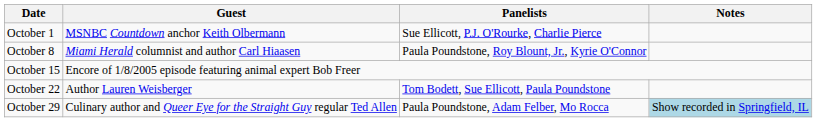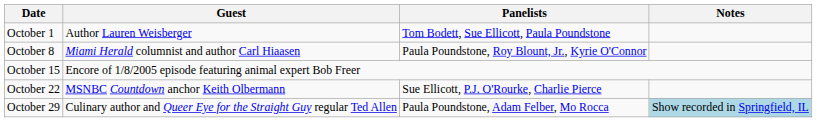(175, 32) MSNBC Countdown anchor Keith Olbermann -> (129, 32) Author Lauren Weisberger
(502, 32) Sue Ellicott, P.J. O'Rourke, Charlie Pierce -> (506, 32) Tom Bodett, Sue Ellicott, Paula Poundstone
(129, 88) Author Lauren Weisberger -> (175, 88) MSNBC Countdown anchor Keith Olbermann
(506, 88) Tom Bodett, Sue Ellicott, Paula Poundstone -> (502, 88) Sue Ellicott, P.J. O'Rourke, Charlie Pierce
